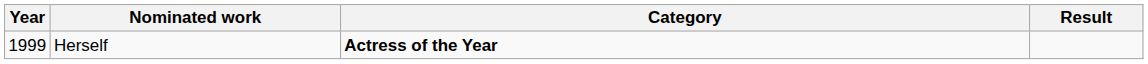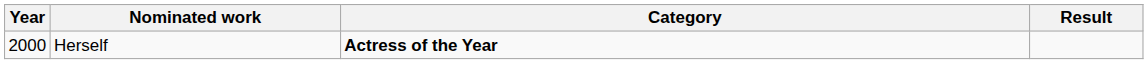(27, 44) 1999 -> (27, 44) 2000
